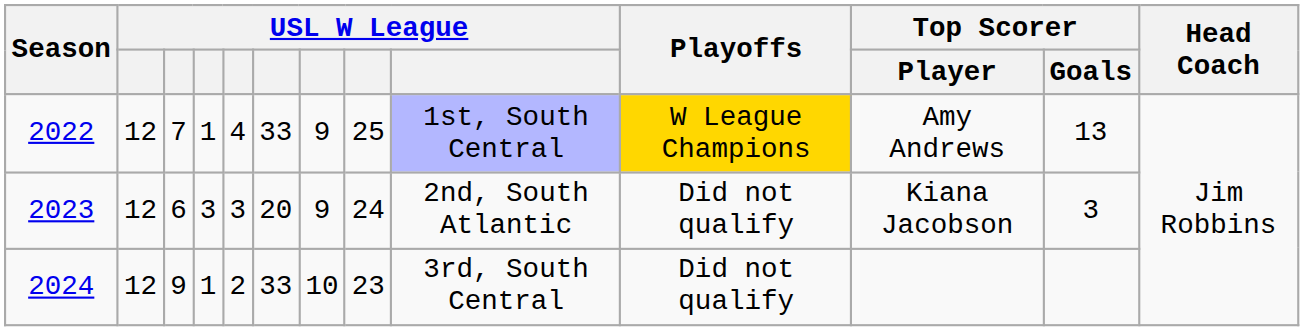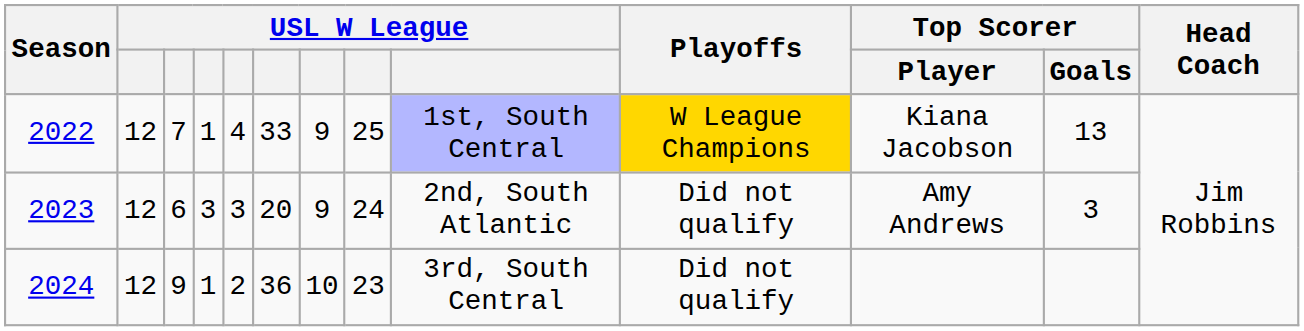(947, 133) Amy Andrews -> (947, 133) Kiana Jacobson
(947, 210) Kiana Jacobson -> (947, 210) Amy Andrews
(276, 287) 33 -> (276, 287) 36
